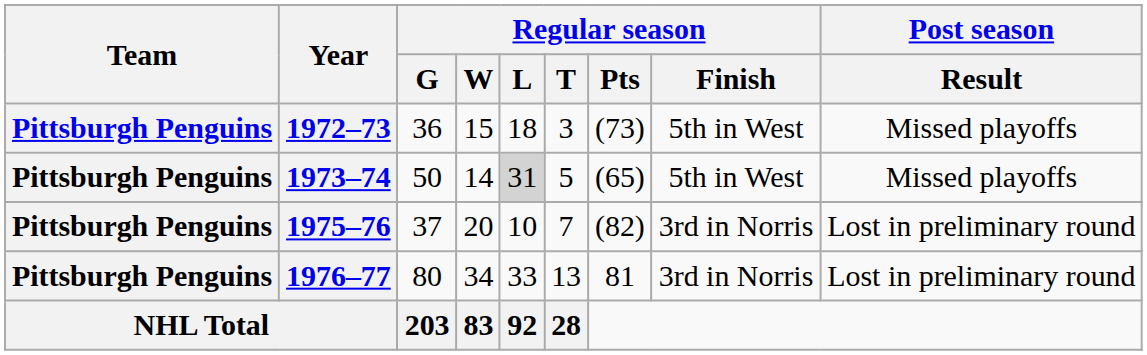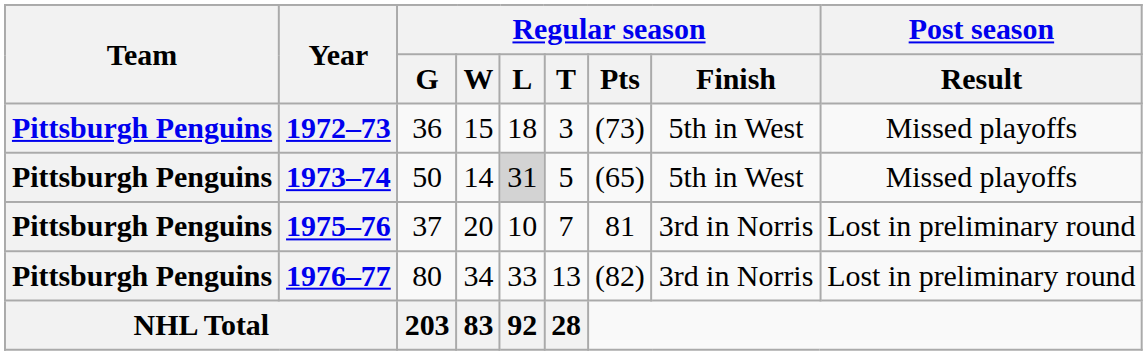(620, 226) (82) -> (620, 226) 81
(620, 276) 81 -> (620, 276) (82)
